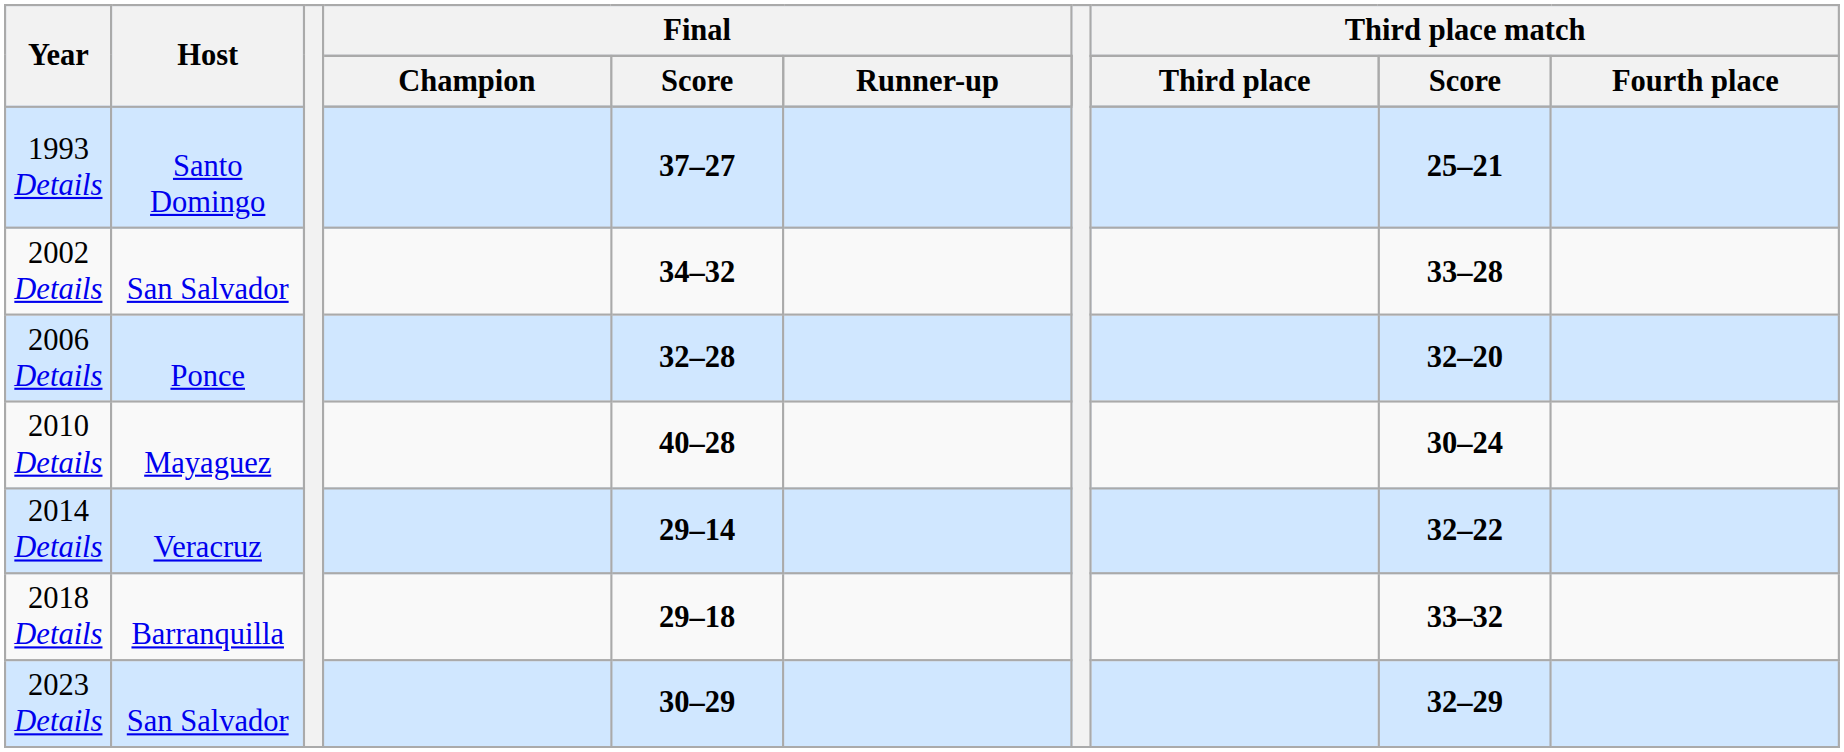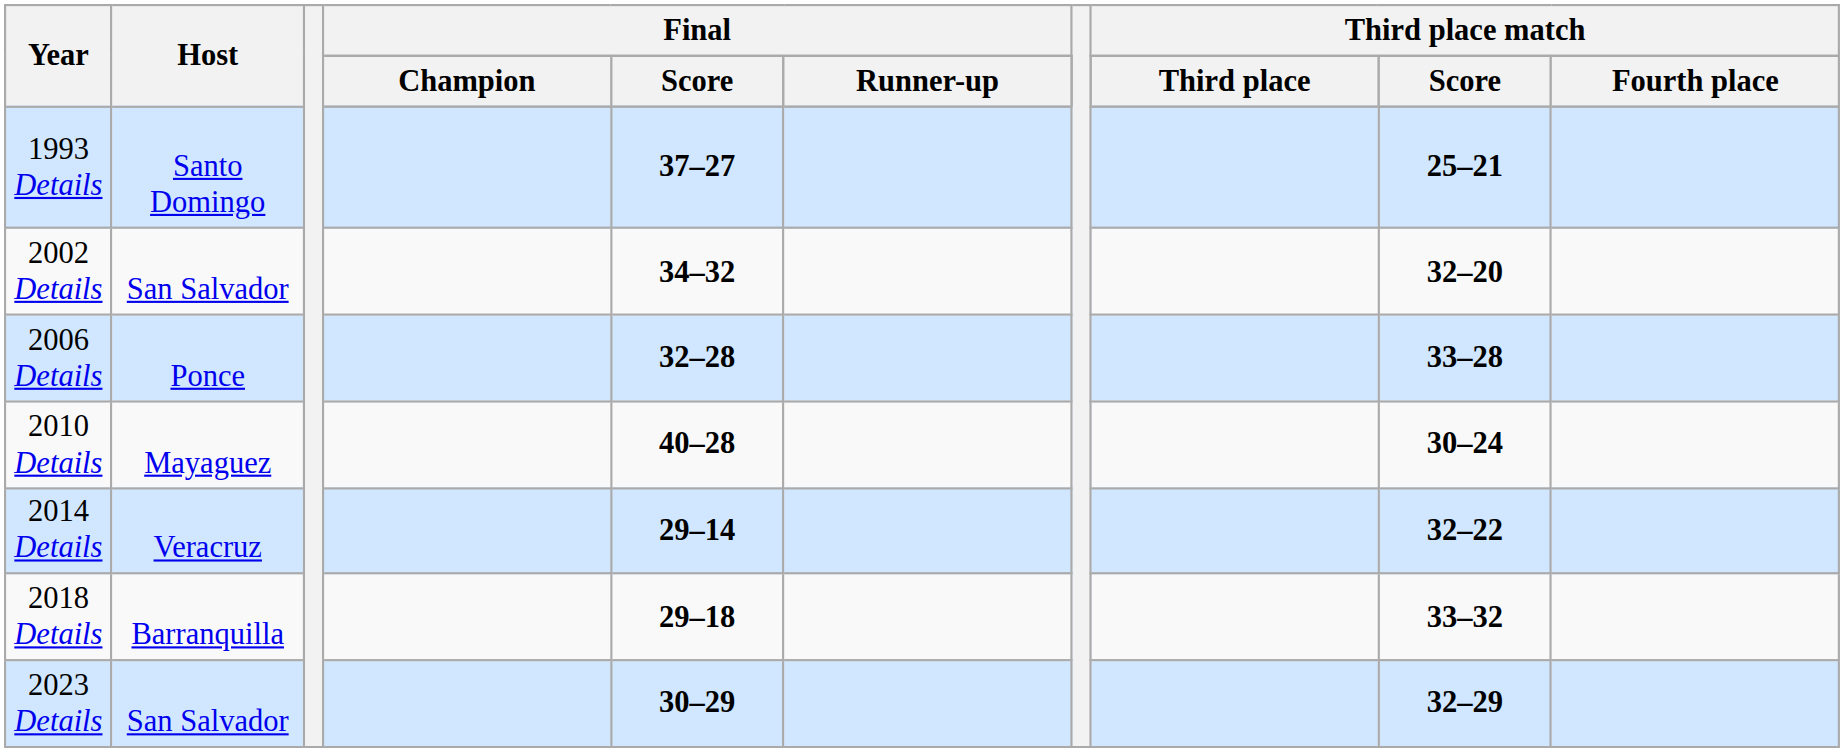(1465, 271) 33–28 -> (1465, 271) 32–20
(1465, 357) 32–20 -> (1465, 357) 33–28
